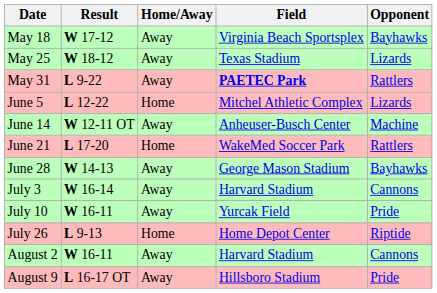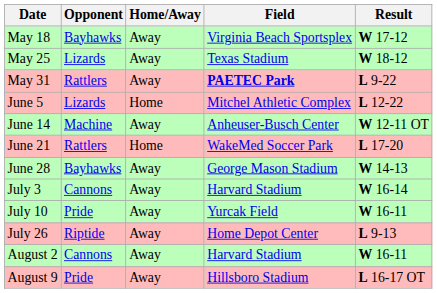columns swapped: (400, 15) <-> (99, 15)
(158, 233) Home -> (145, 233) Away
